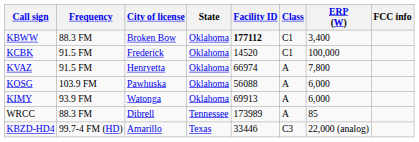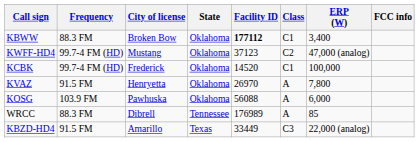+ row: (31, 53)
(75, 53) 91.5 FM -> (91, 68) 99.7-4 FM (HD)
(246, 68) 66974 -> (246, 83) 26970
- row: (19, 99)
(248, 114) 173989 -> (248, 114) 176989
(91, 129) 99.7-4 FM (HD) -> (76, 129) 91.5 FM
(246, 129) 33446 -> (246, 129) 33449
